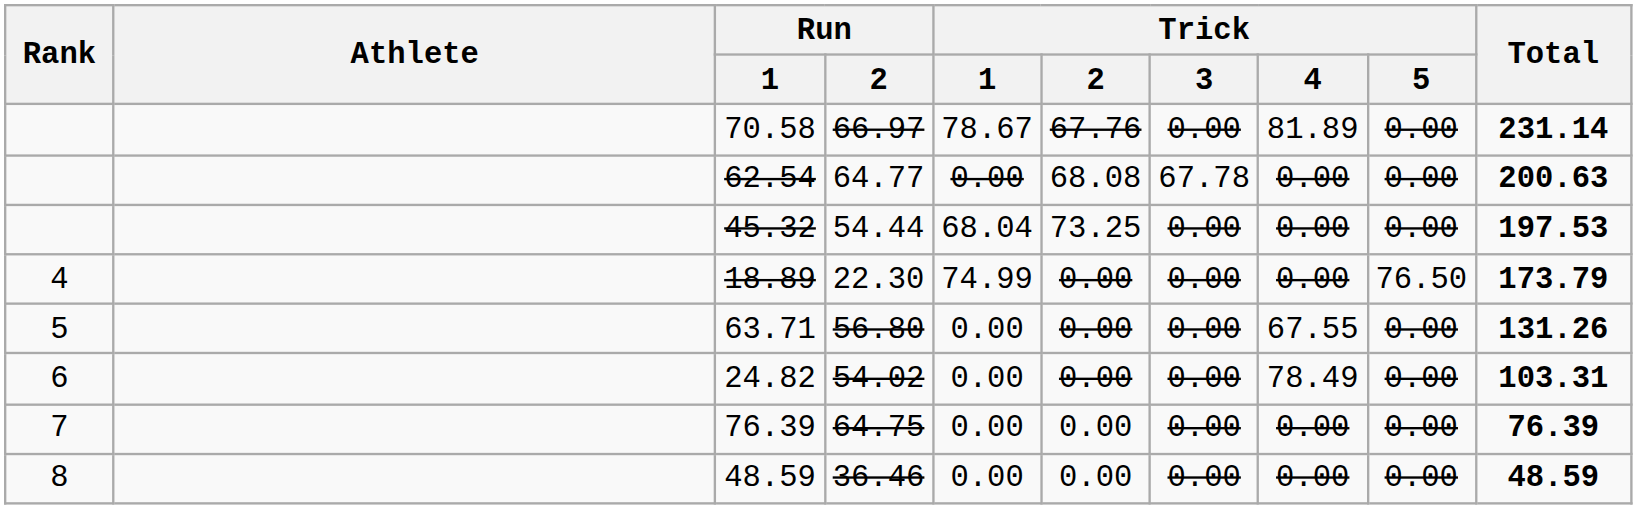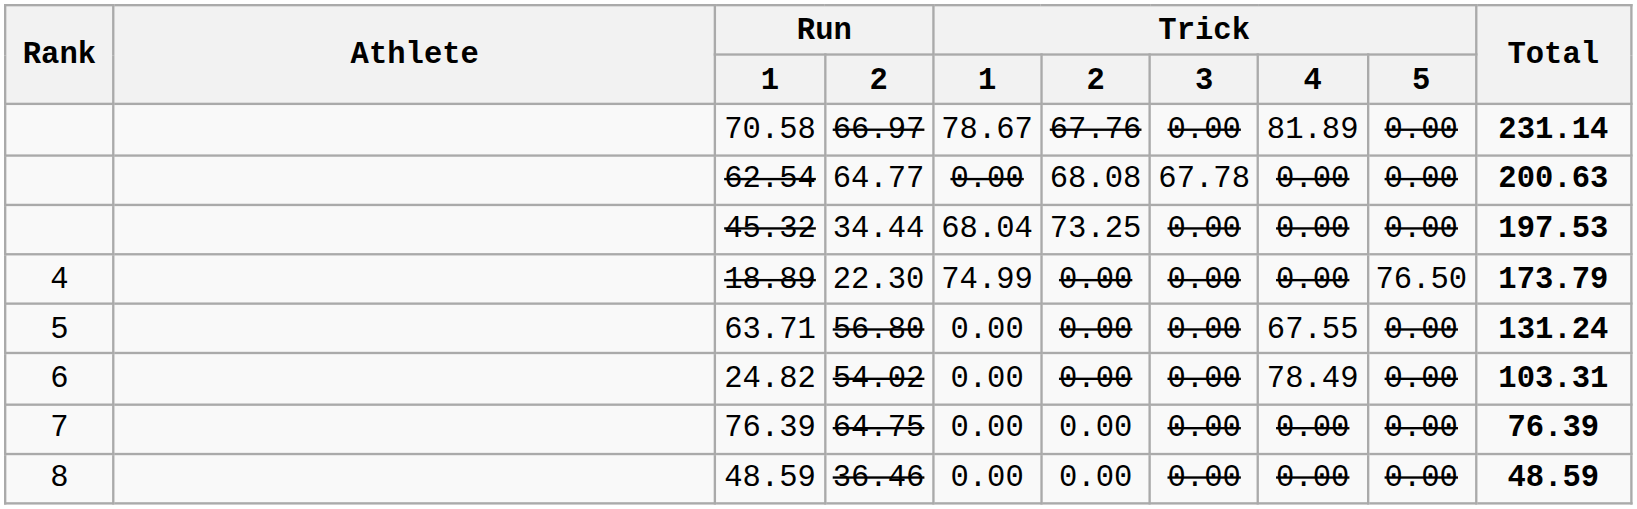(879, 229) 54.44 -> (879, 229) 34.44
(1553, 329) 131.26 -> (1553, 329) 131.24
